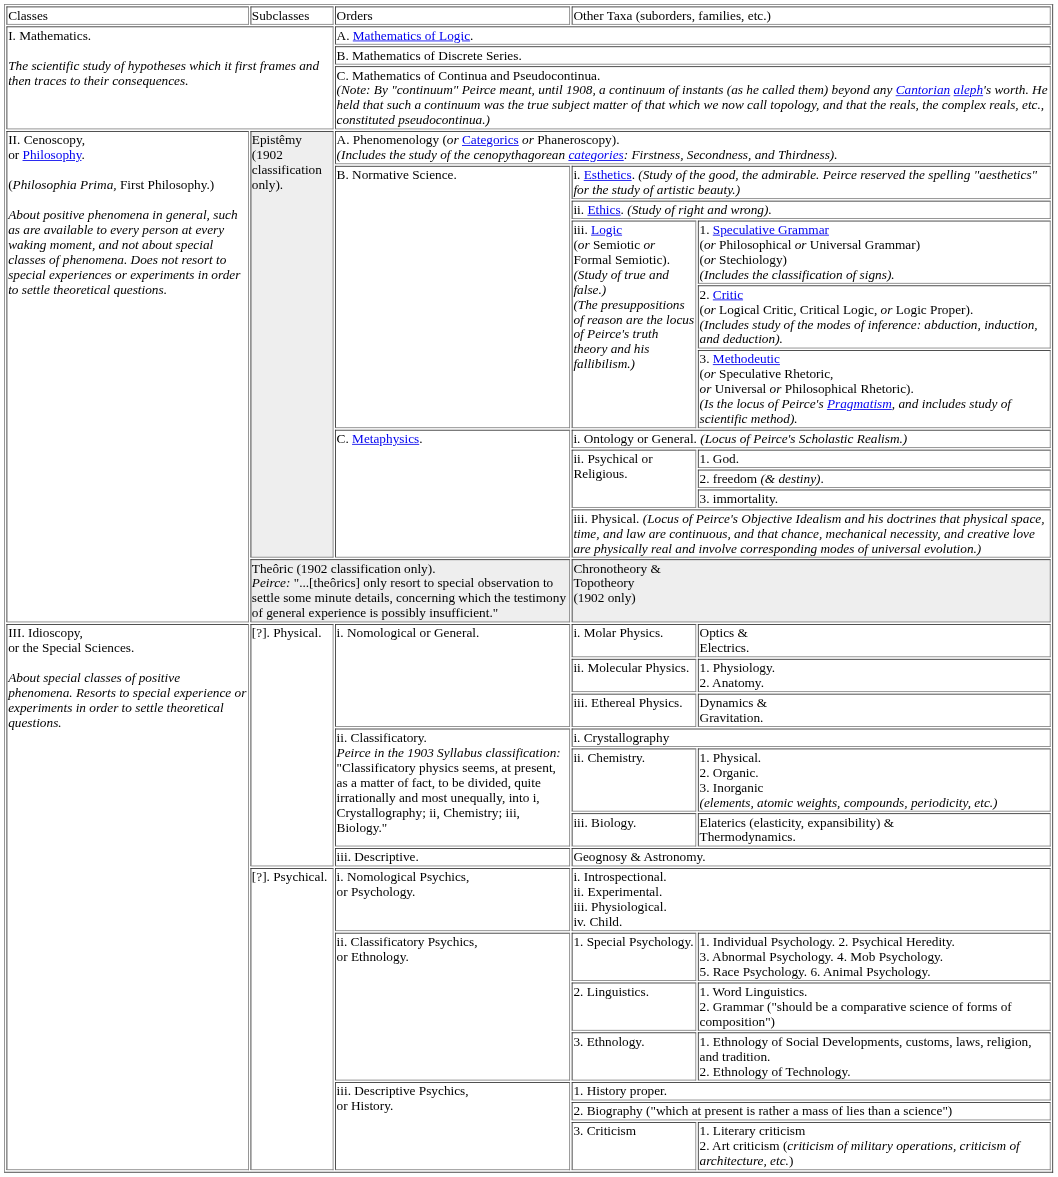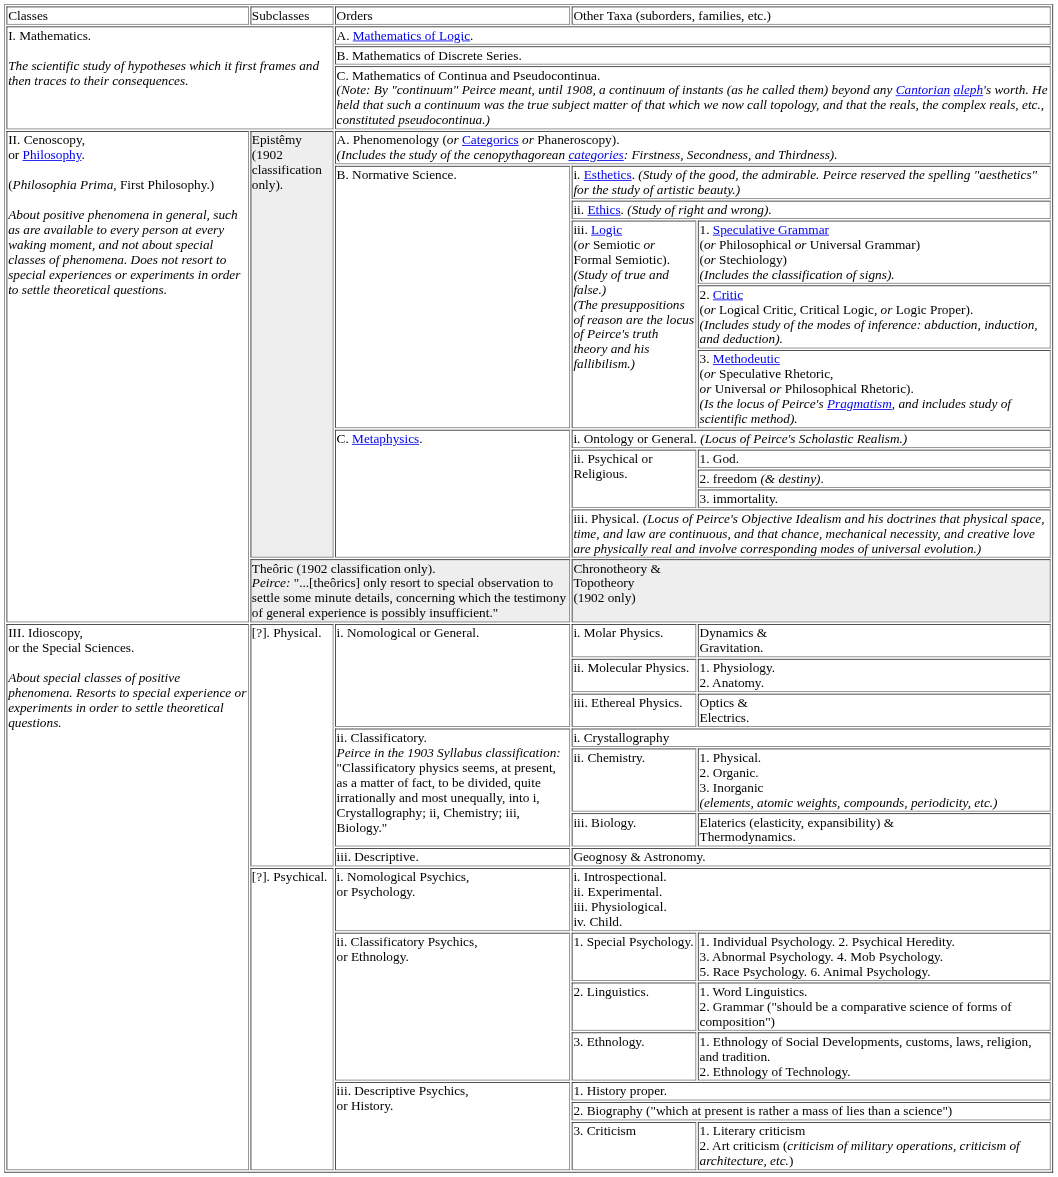(724, 640) Optics & Electrics. -> (733, 640) Dynamics & Gravitation.
(733, 710) Dynamics & Gravitation. -> (724, 710) Optics & Electrics.
